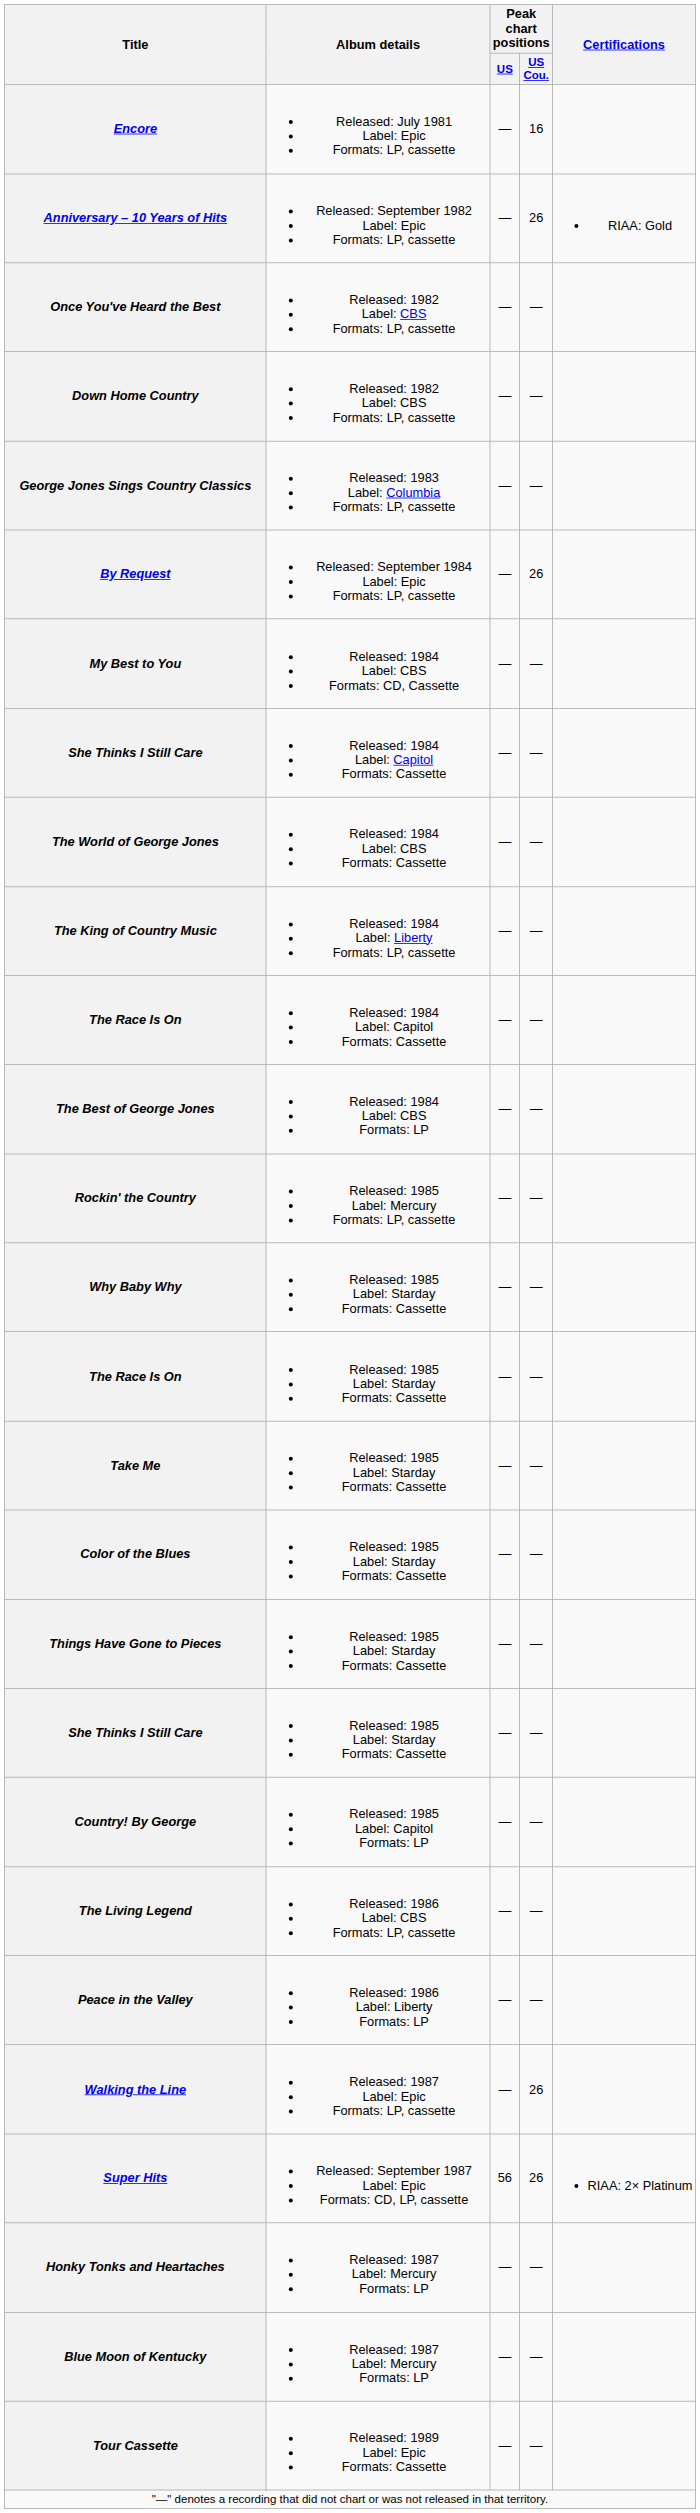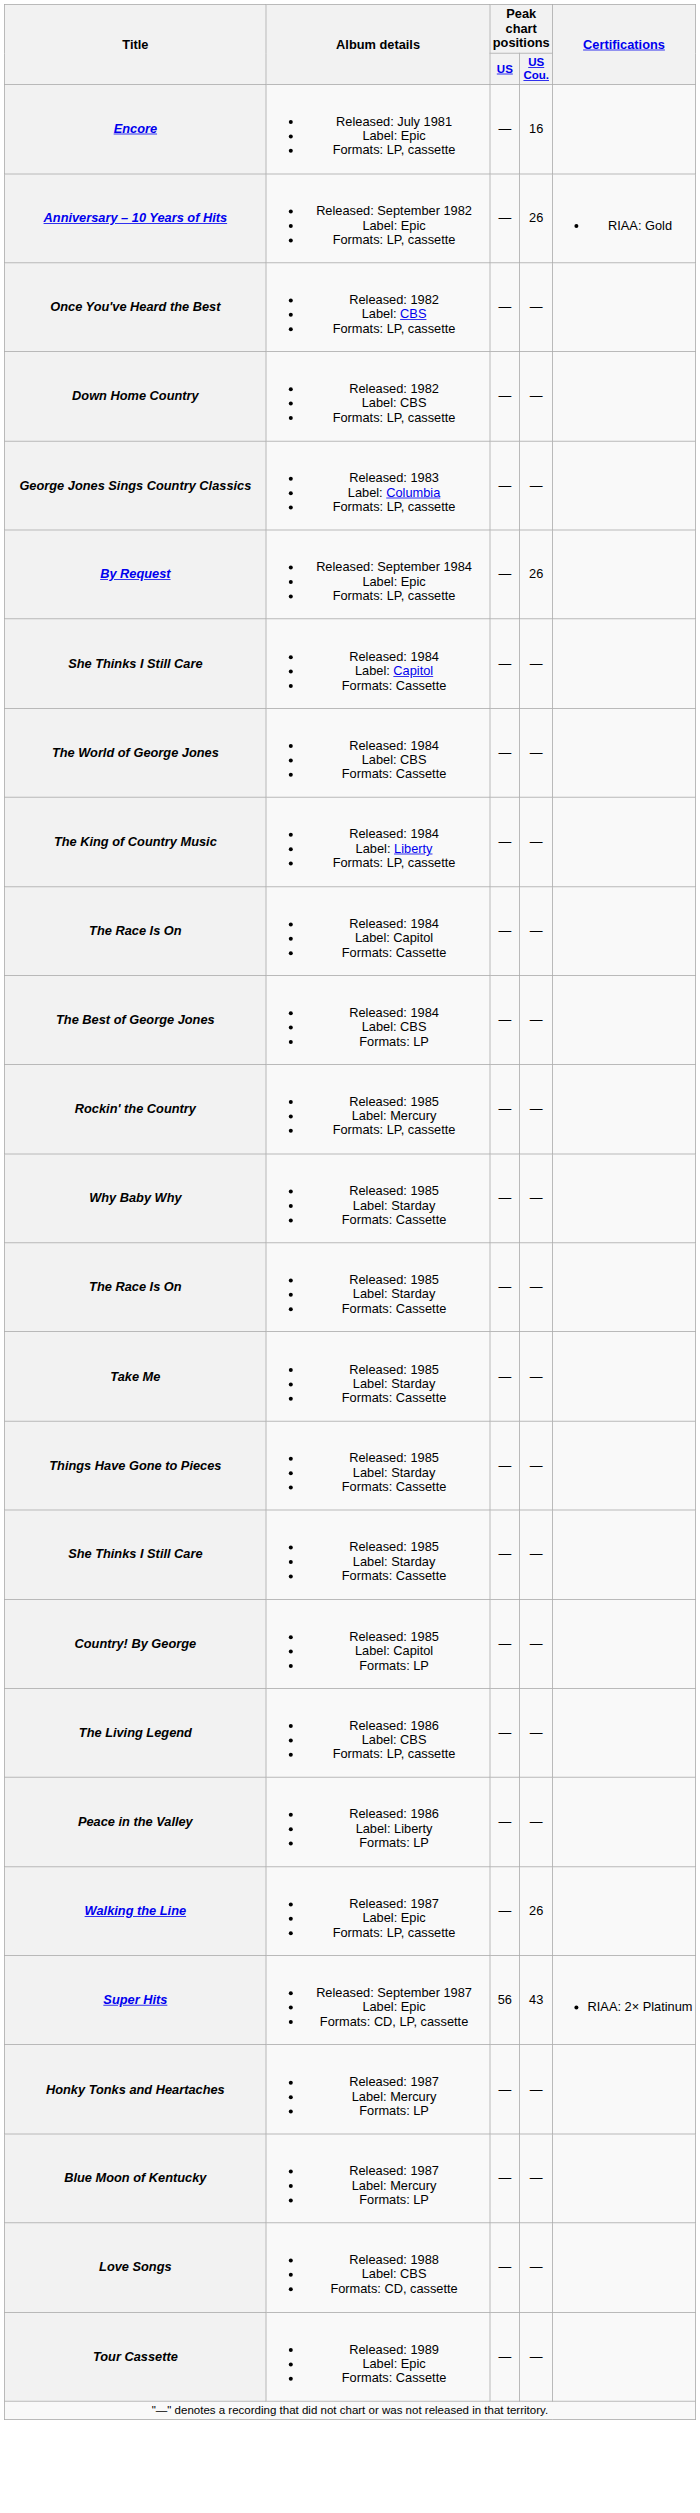- row: (135, 663)
- row: (135, 1554)
(536, 2178) 26 -> (536, 2000) 43
+ row: (135, 2267)
